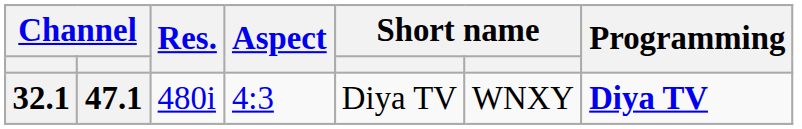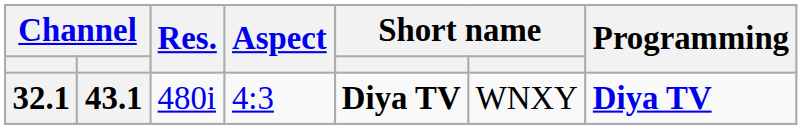(114, 97) 47.1 -> (114, 97) 43.1
(399, 97) normal -> (401, 97) bold
